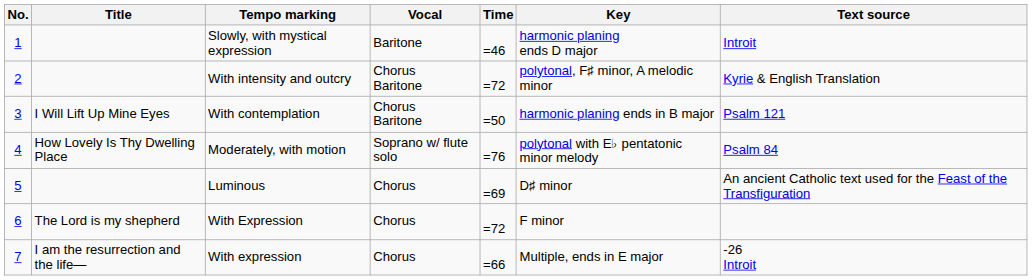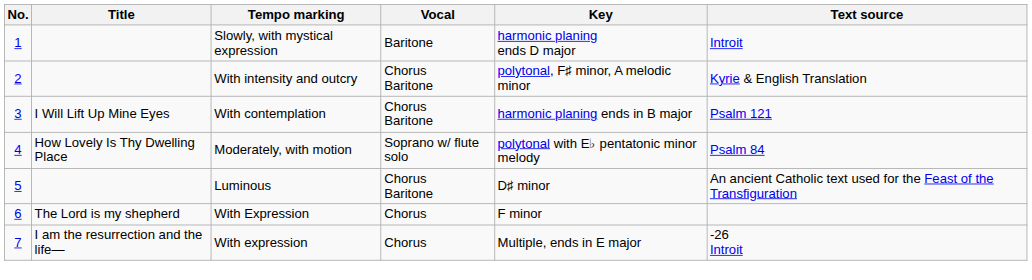- column: (498, 14)
(394, 186) Chorus -> (409, 186) Chorus Baritone
